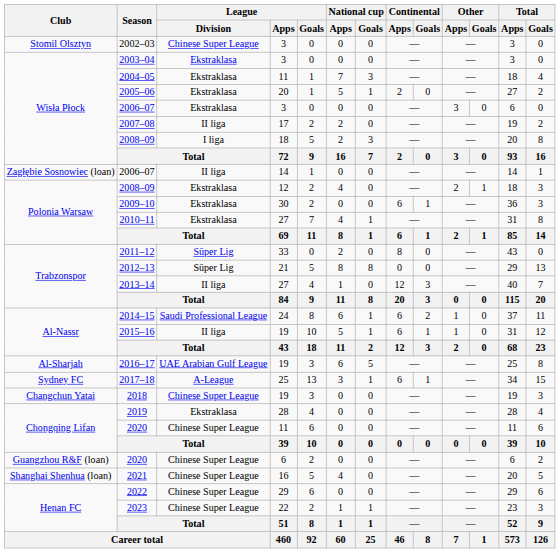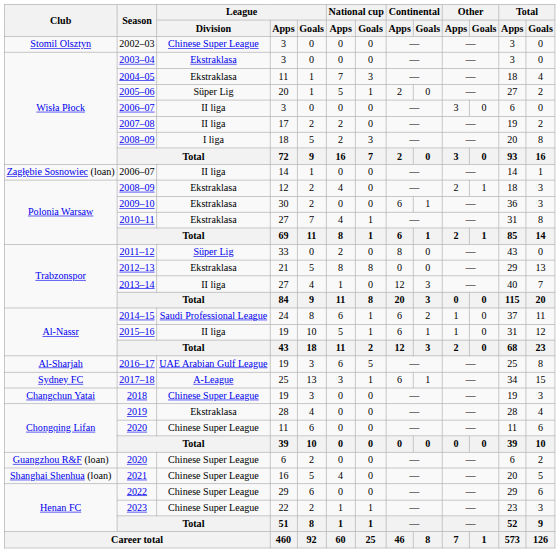(213, 92) Ekstraklasa -> (213, 92) Süper Lig
(213, 108) Ekstraklasa -> (213, 108) II liga
(213, 268) Süper Lig -> (213, 268) Ekstraklasa
